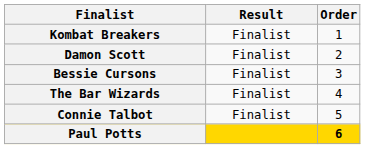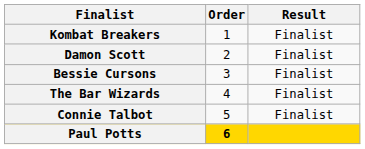columns swapped: (339, 14) <-> (261, 14)
